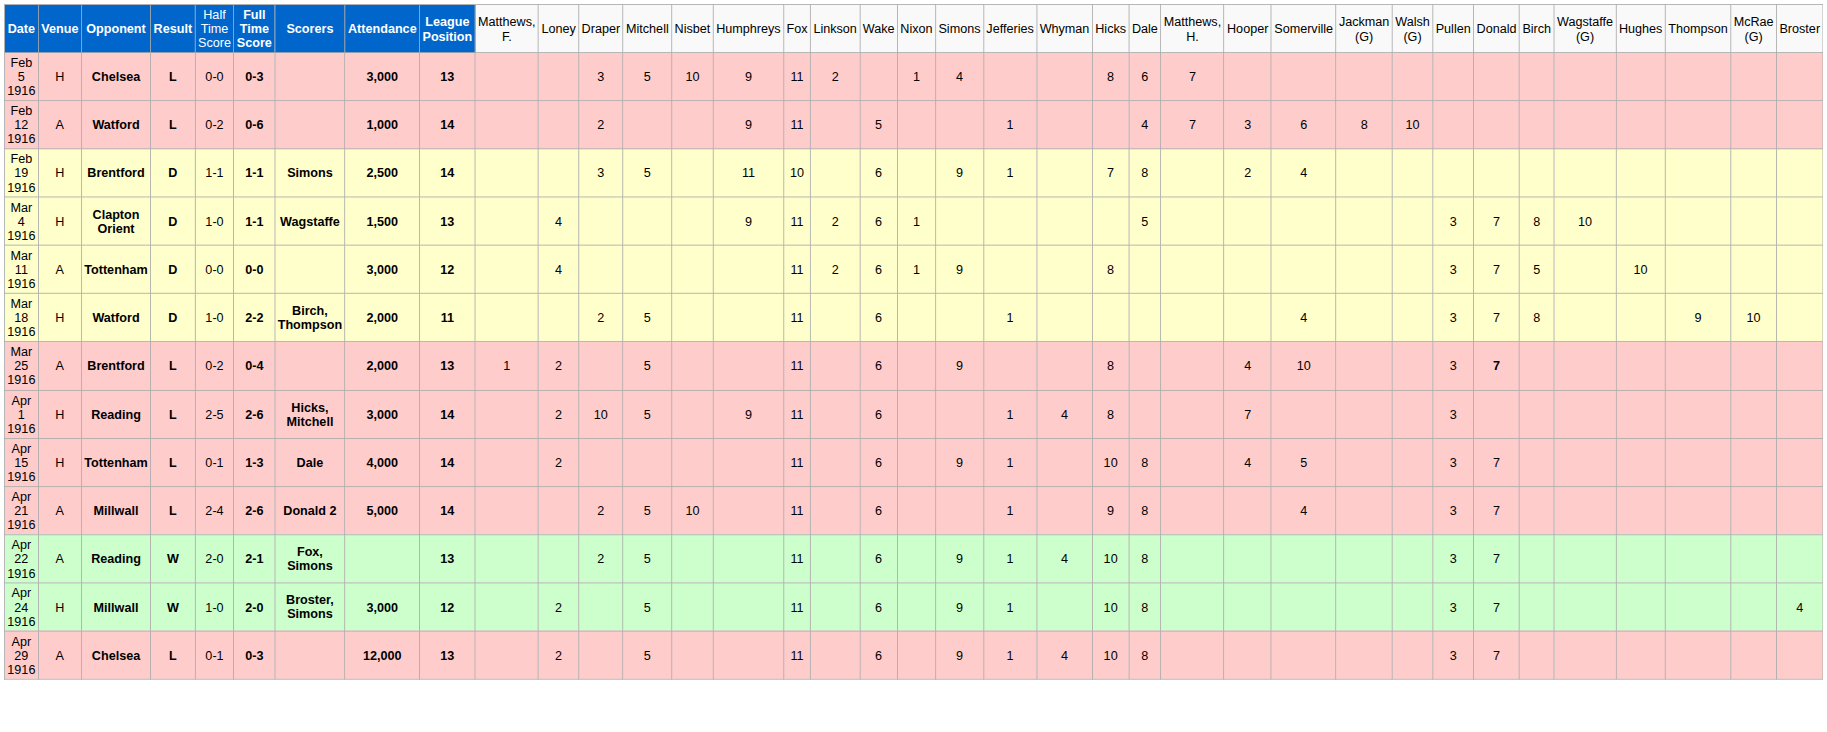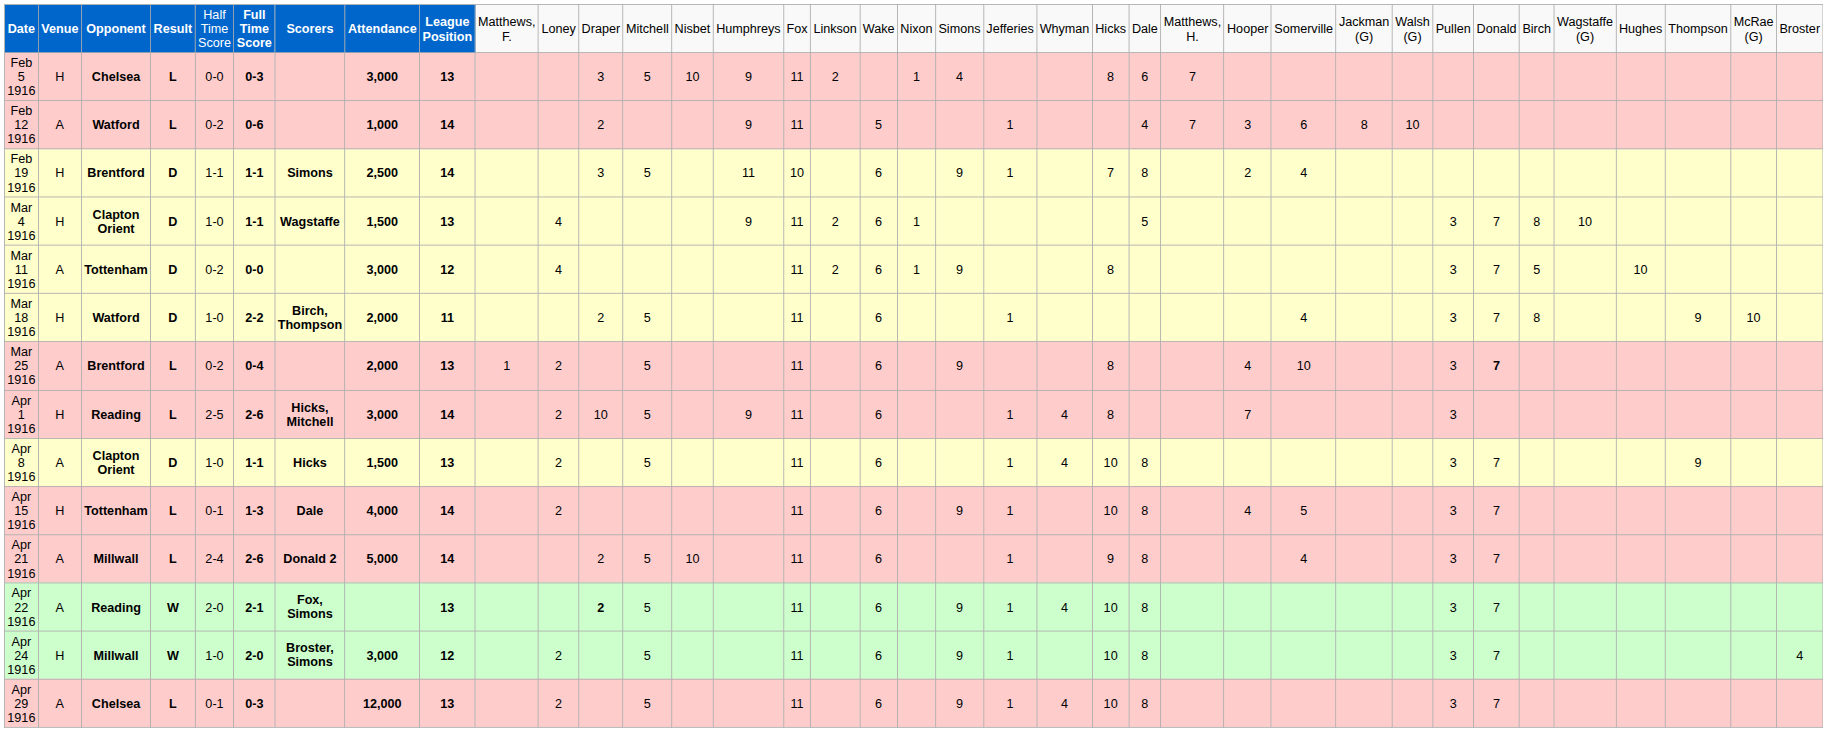(214, 270) 0-0 -> (214, 270) 0-2
+ row: (21, 462)
(601, 559) normal -> (601, 607) bold
